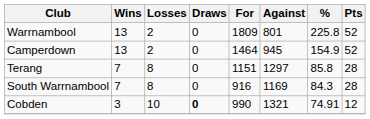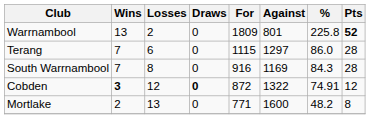(351, 31) normal -> (351, 31) bold
- row: (41, 50)
(150, 68) 8 -> (150, 50) 6
(244, 68) 1151 -> (244, 50) 1115
(322, 68) 85.8 -> (322, 50) 86.0
(118, 104) normal -> (118, 86) bold
(153, 104) 10 -> (153, 86) 12
(242, 104) 990 -> (242, 86) 872
(276, 104) 1321 -> (276, 86) 1322
+ row: (29, 104)
